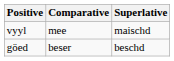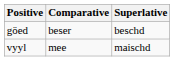rows swapped: (17, 30) <-> (17, 47)
